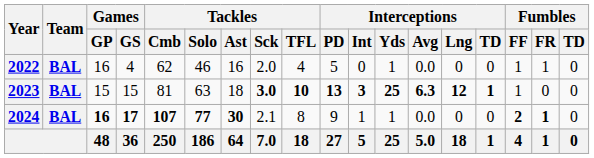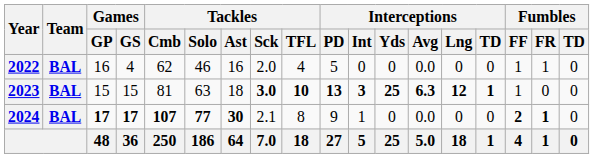(392, 66) 1 -> (392, 66) 0
(102, 116) 16 -> (102, 116) 17
(392, 116) 1 -> (392, 116) 0
